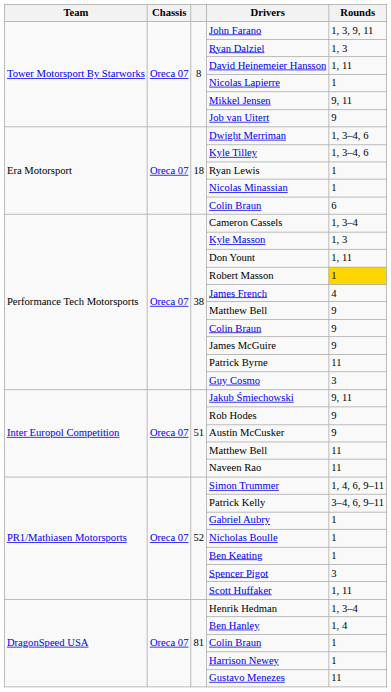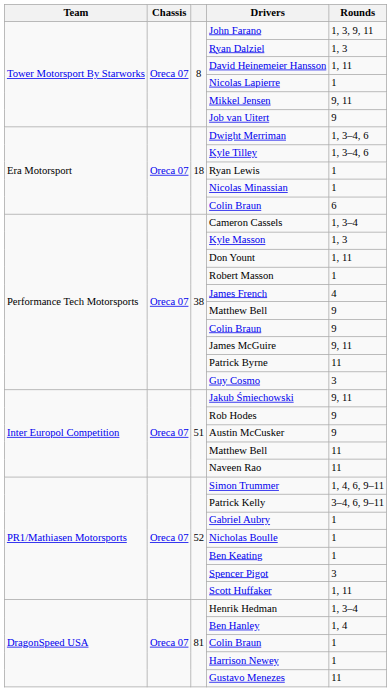(334, 275) gold background -> (334, 275) no background
(334, 345) 9 -> (342, 345) 9, 11
